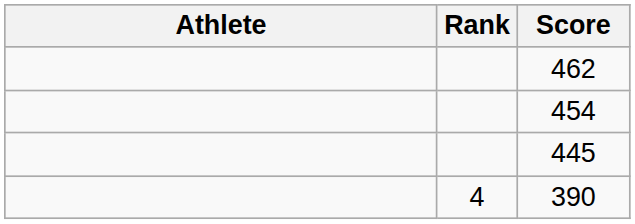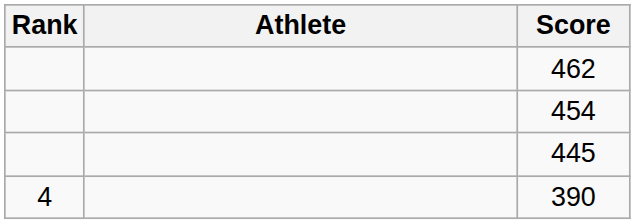columns swapped: (477, 25) <-> (221, 25)
